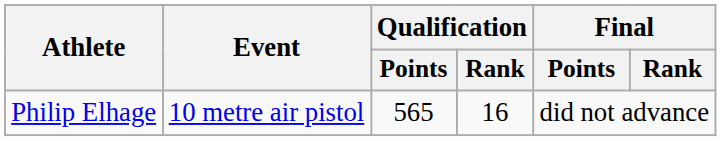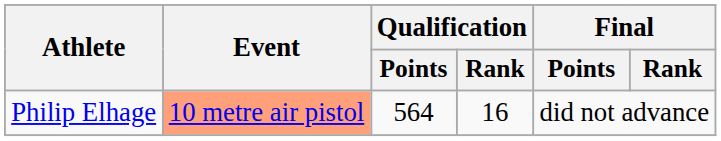(267, 112) no background -> (267, 112) lightsalmon background
(413, 112) 565 -> (413, 112) 564
